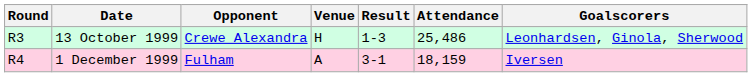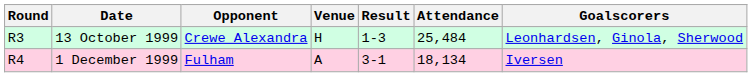(442, 38) 25,486 -> (442, 38) 25,484
(442, 60) 18,159 -> (442, 60) 18,134
